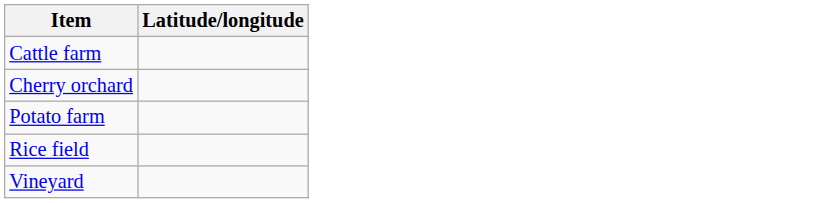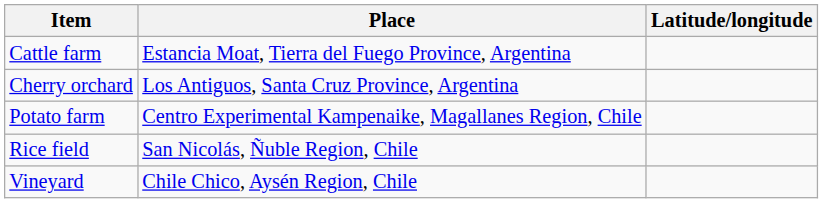+ column: (392, 20)
